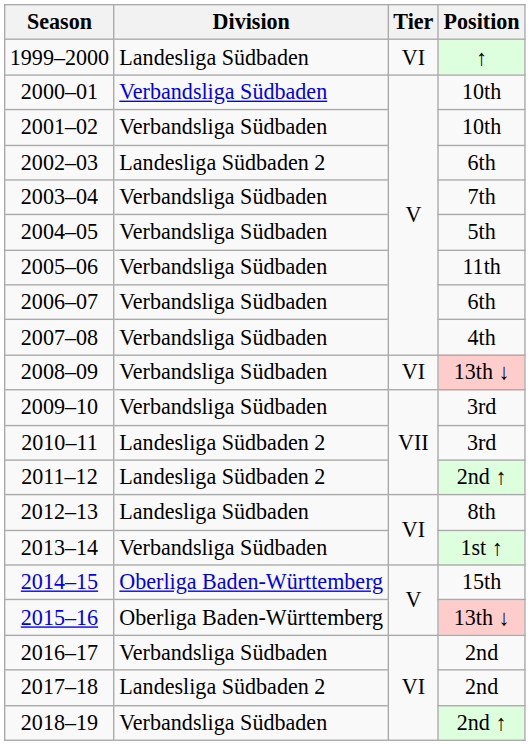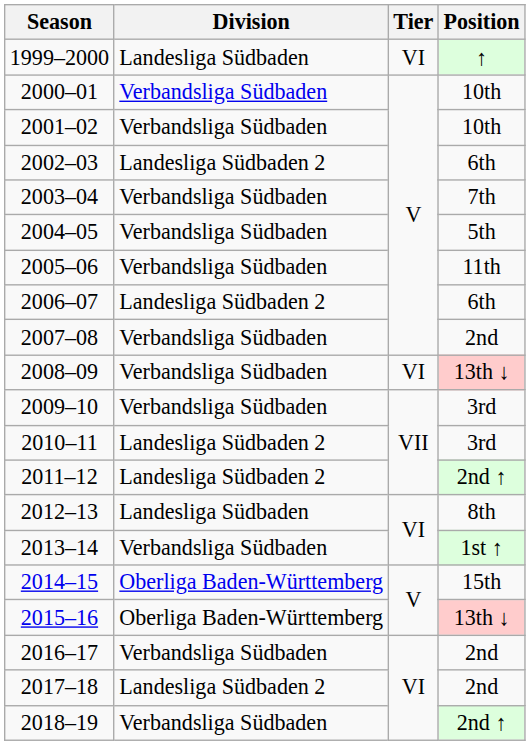(223, 302) Verbandsliga Südbaden -> (222, 302) Landesliga Südbaden 2
(482, 337) 4th -> (482, 337) 2nd
